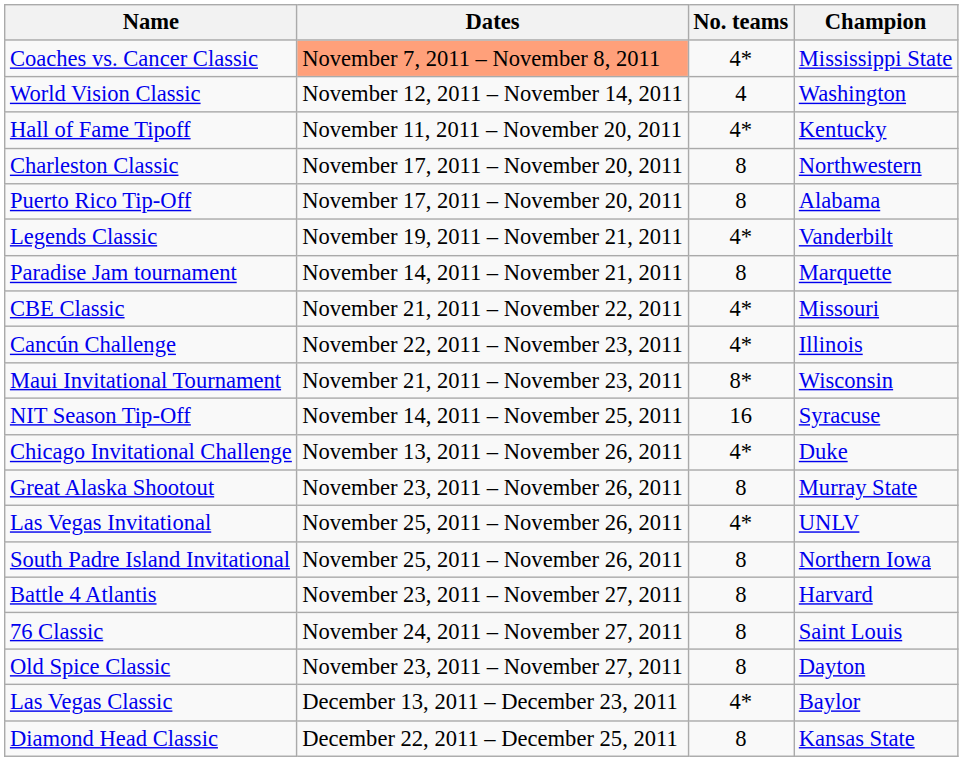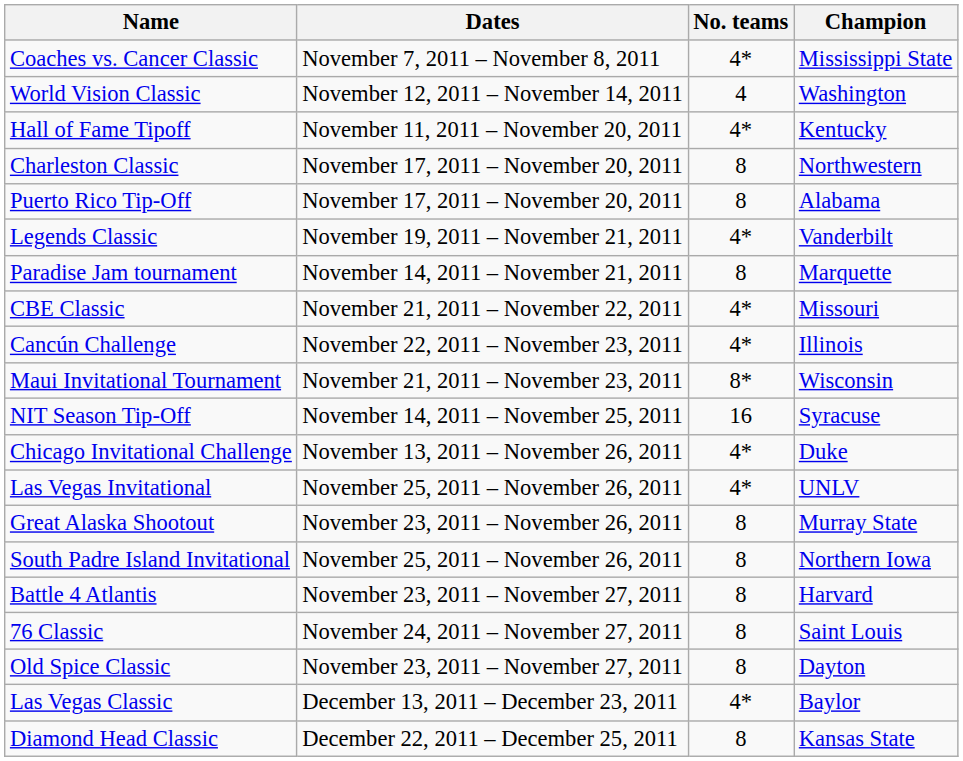(481, 58) lightsalmon background -> (481, 58) no background
rows swapped: (112, 487) <-> (111, 523)
